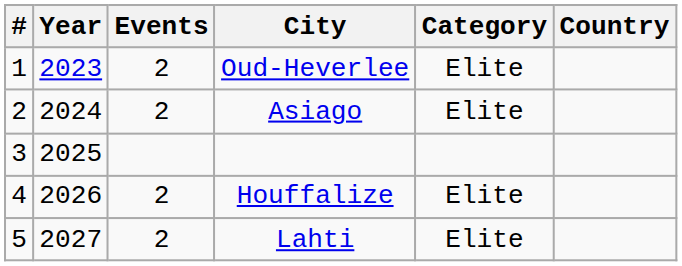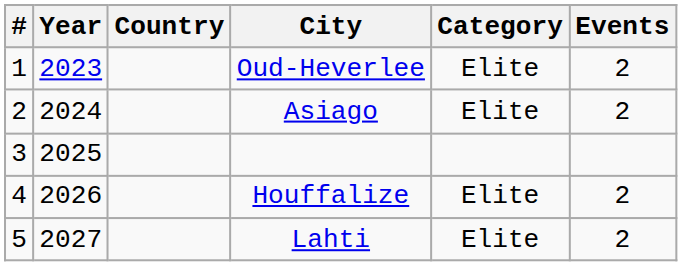columns swapped: (614, 26) <-> (162, 26)
